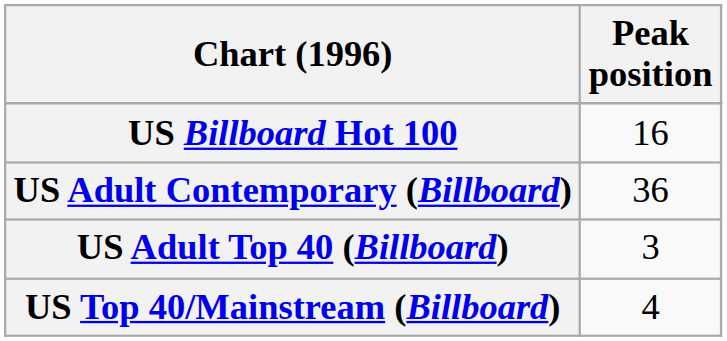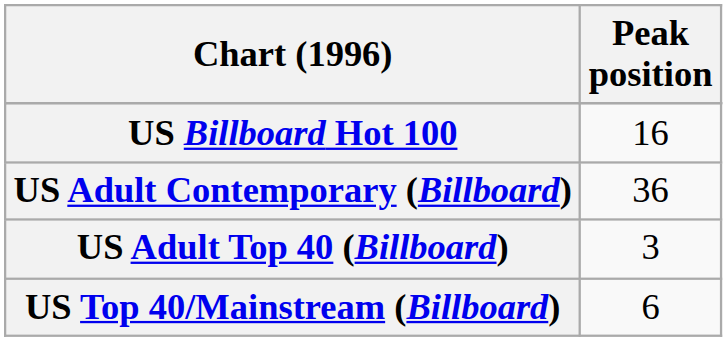(651, 305) 4 -> (651, 305) 6
